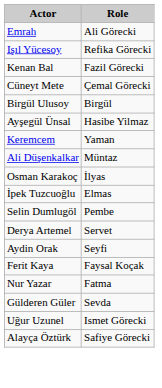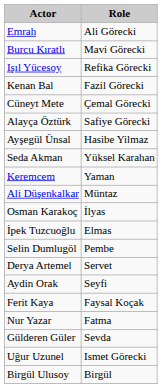+ row: (36, 50)
rows swapped: (39, 338) <-> (38, 104)
+ row: (35, 158)
